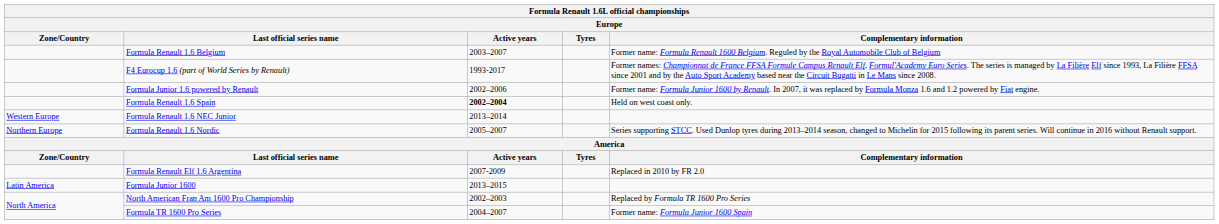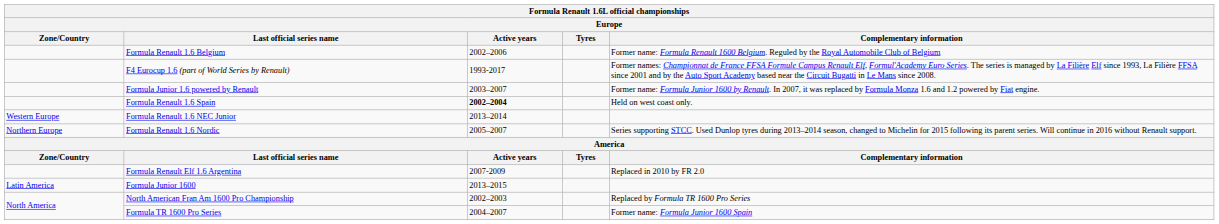(488, 51) 2003–2007 -> (488, 51) 2002–2006
(488, 89) 2002–2006 -> (488, 89) 2003–2007
